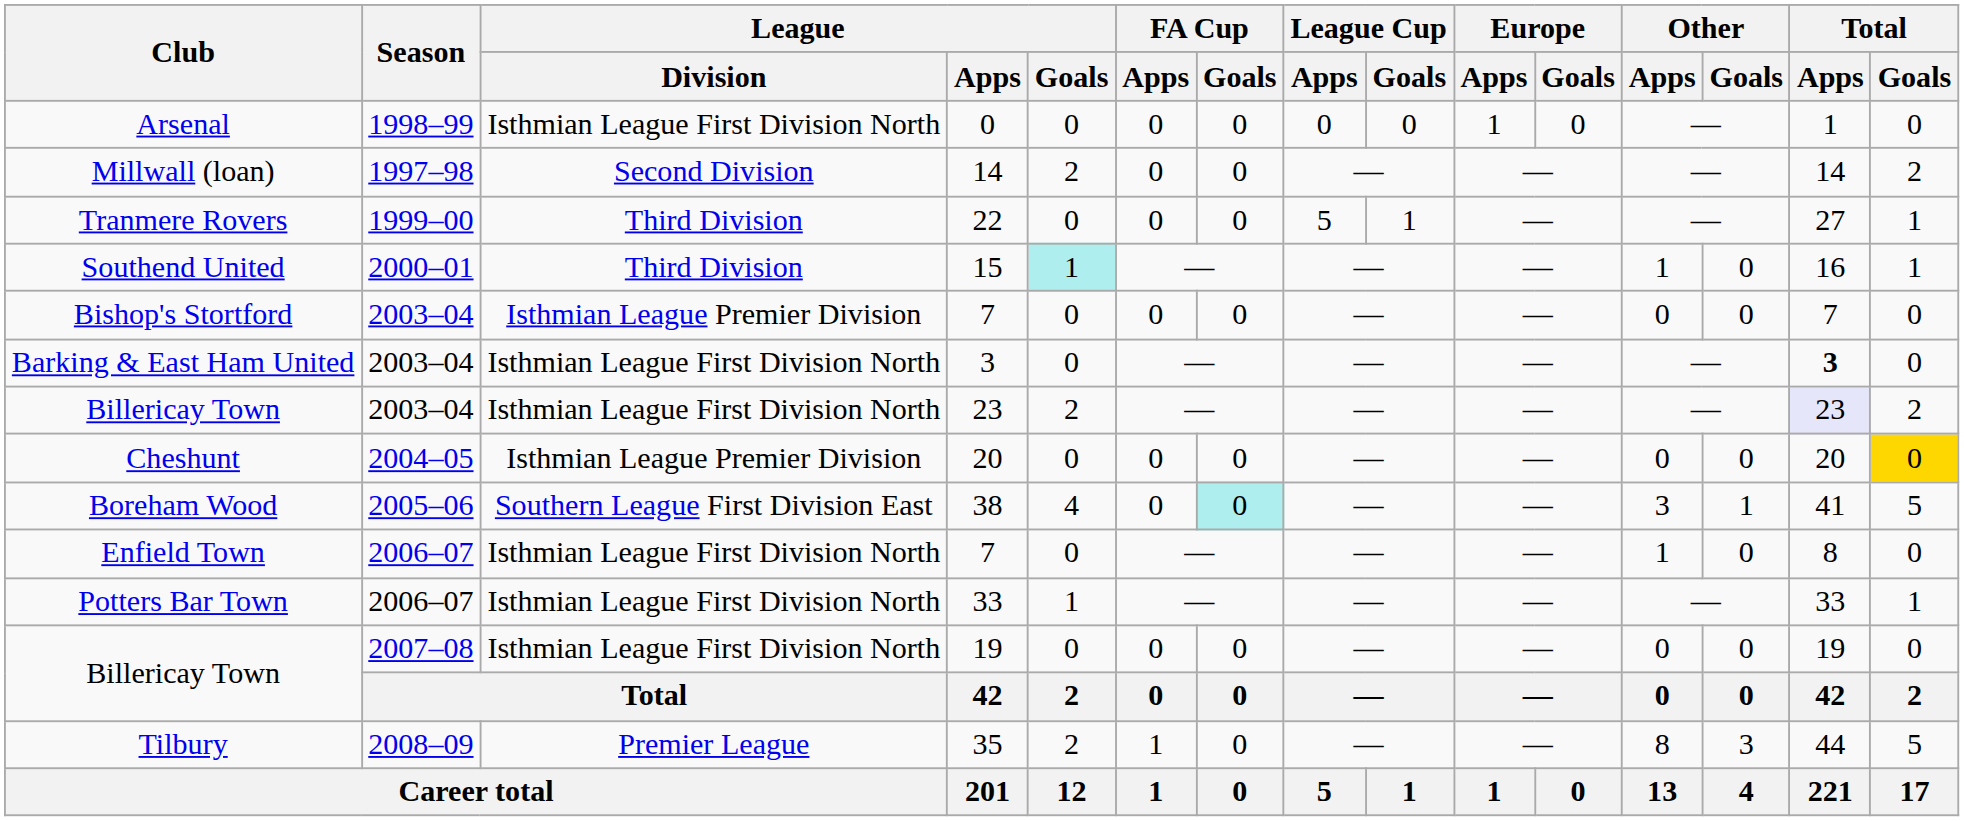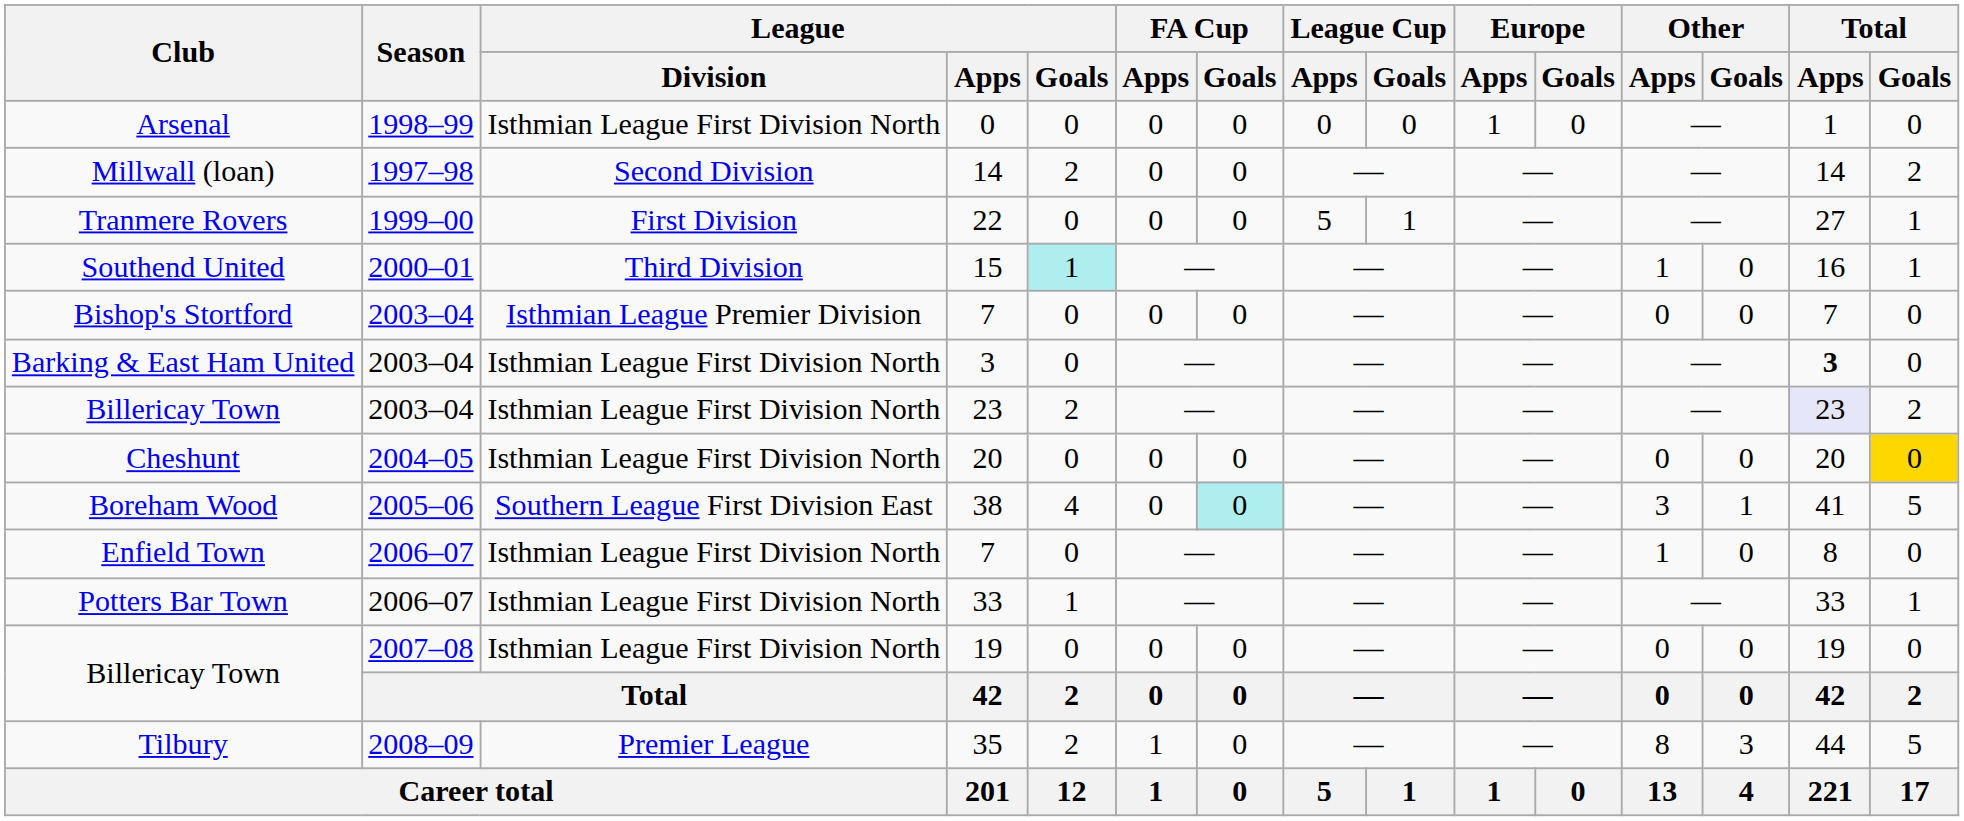(714, 219) Third Division -> (714, 219) First Division
(714, 457) Isthmian League Premier Division -> (714, 457) Isthmian League First Division North
